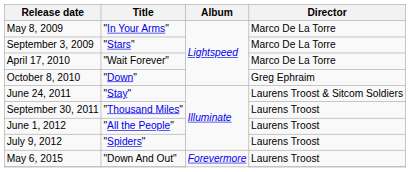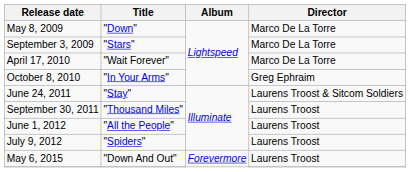(136, 28) "In Your Arms" -> (120, 28) "Down"
(120, 77) "Down" -> (136, 77) "In Your Arms"
